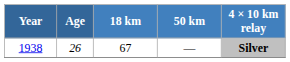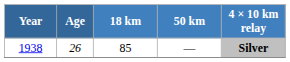(125, 48) 67 -> (125, 48) 85
